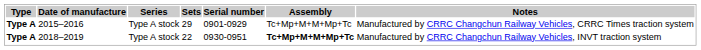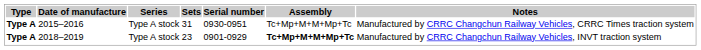(187, 24) 29 -> (187, 24) 31
(225, 24) 0901-0929 -> (225, 24) 0930-0951
(187, 37) 22 -> (187, 37) 23
(225, 37) 0930-0951 -> (225, 37) 0901-0929
